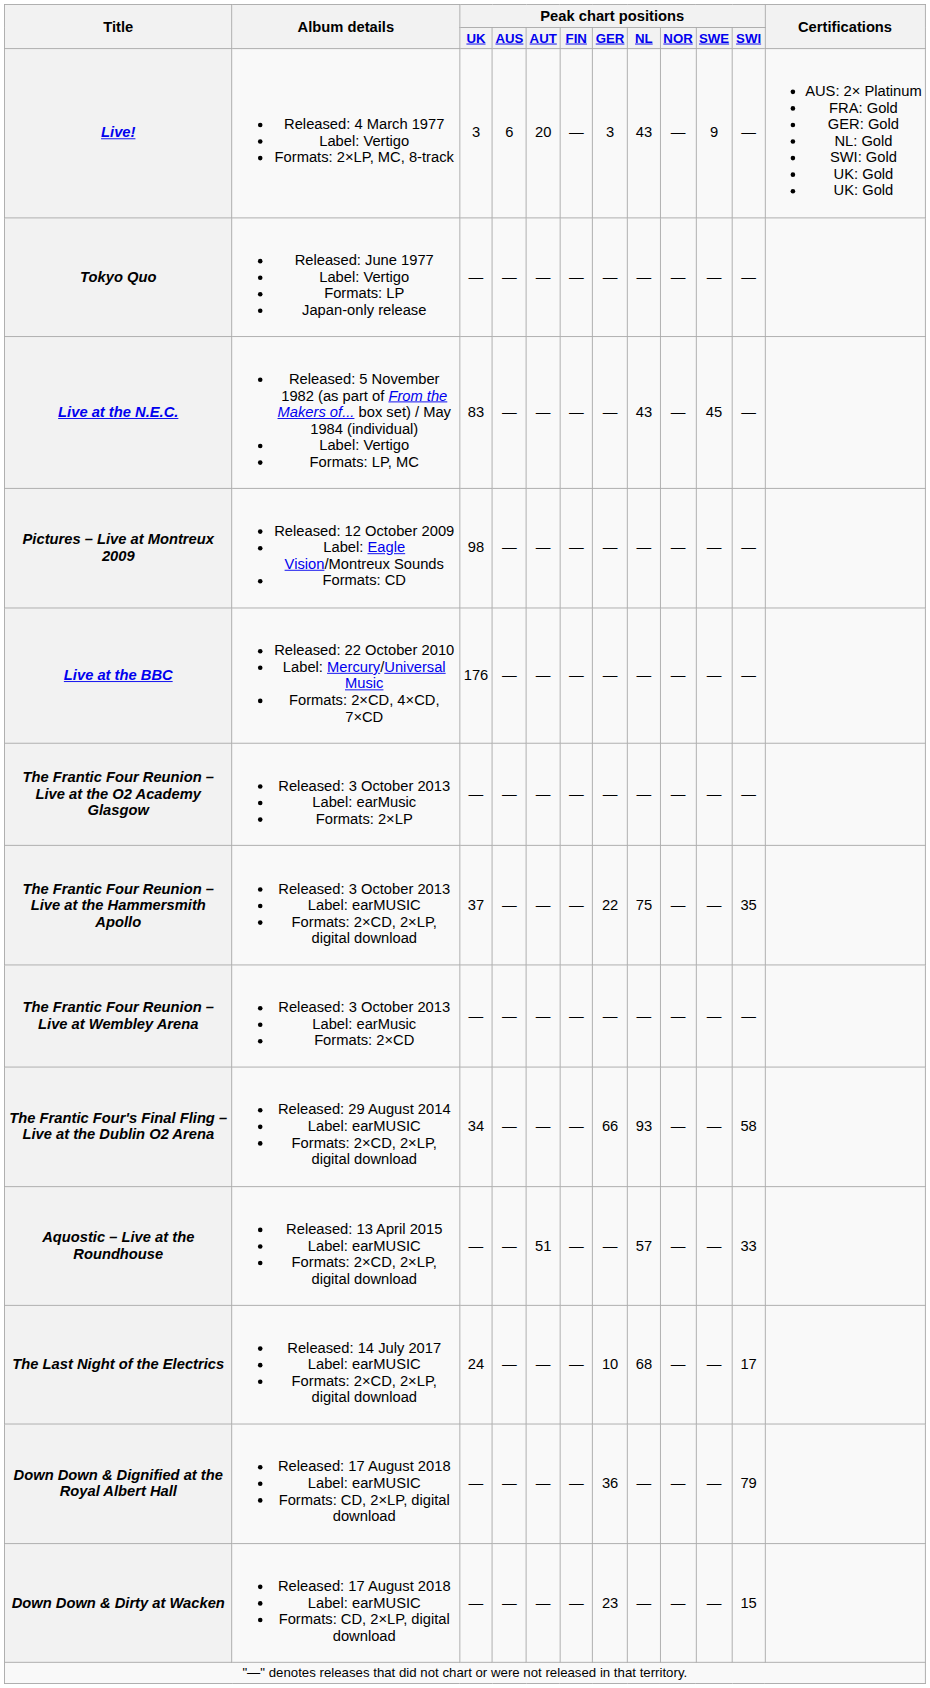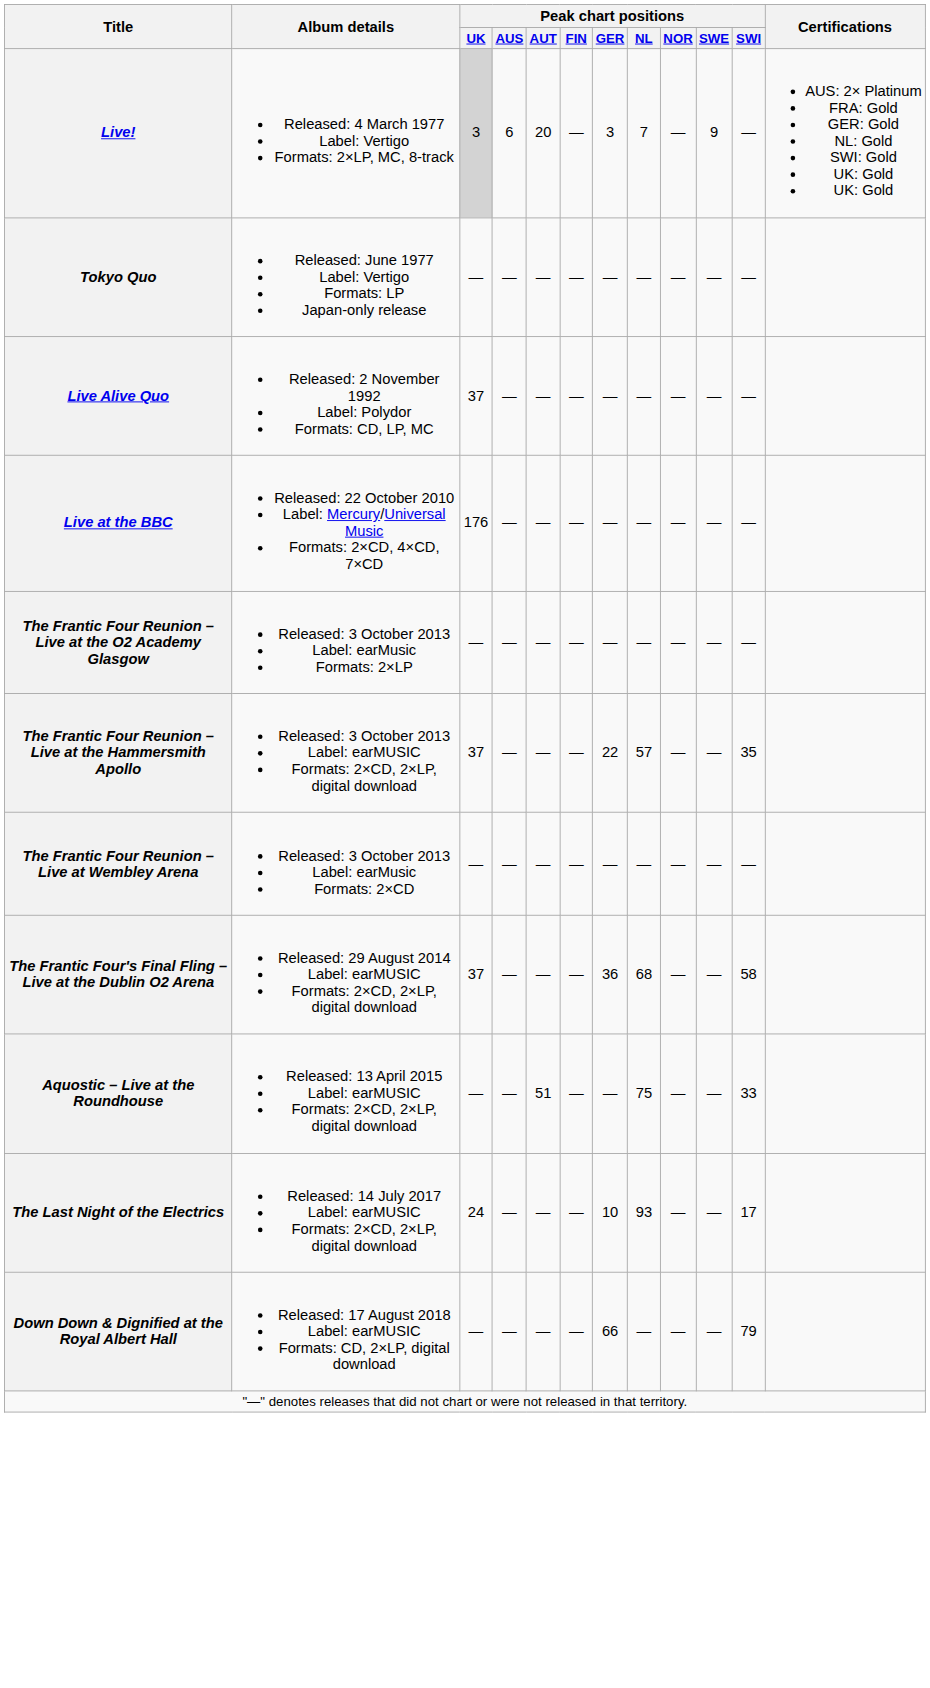(476, 133) no background -> (476, 133) lightgrey background
(644, 133) 43 -> (644, 133) 7
- row: (118, 412)
+ row: (118, 396)
- row: (118, 548)
(644, 905) 75 -> (644, 753) 57
(476, 1126) 34 -> (476, 974) 37
(610, 1126) 66 -> (610, 974) 36
(644, 1126) 93 -> (644, 974) 68
(644, 1245) 57 -> (644, 1093) 75
(644, 1364) 68 -> (644, 1212) 93
(610, 1483) 36 -> (610, 1331) 66
- row: (118, 1602)
